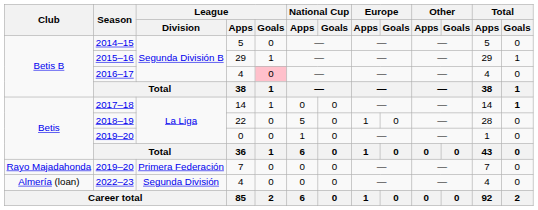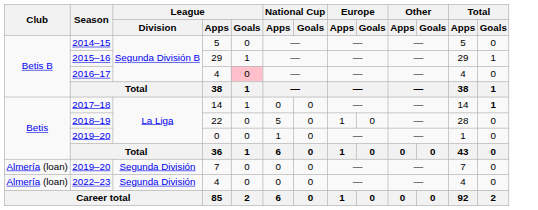(49, 167) Rayo Majadahonda -> (37, 167) Almería (loan)
(181, 167) Primera Federación -> (157, 167) Segunda División
